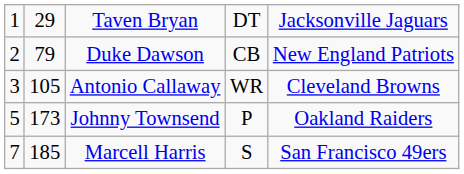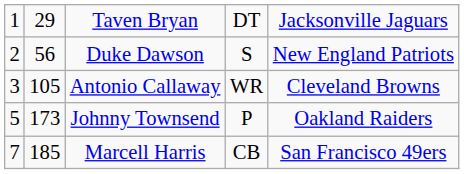(45, 53) 79 -> (45, 53) 56
(247, 53) CB -> (247, 53) S
(247, 151) S -> (247, 151) CB
